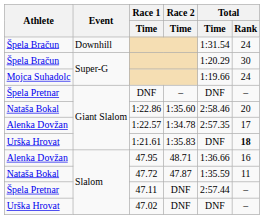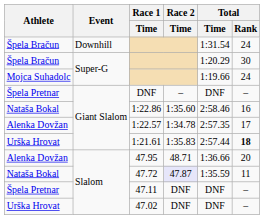(246, 109) 20 -> (246, 109) 16
(215, 142) DNF -> (215, 142) 2:57.44
(246, 158) 16 -> (246, 158) 20
(181, 174) no background -> (181, 174) lavender background
(215, 190) 2:57.44 -> (215, 190) DNF
